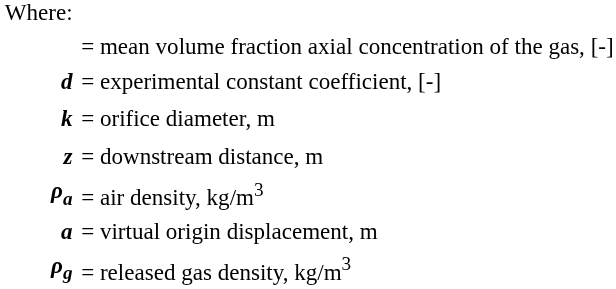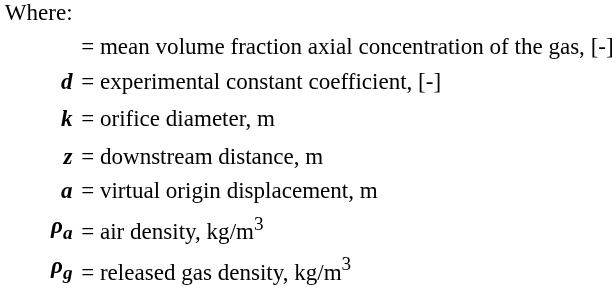rows swapped: (229, 231) <-> (172, 194)
